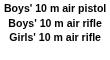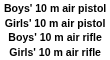+ row: (55, 23)
